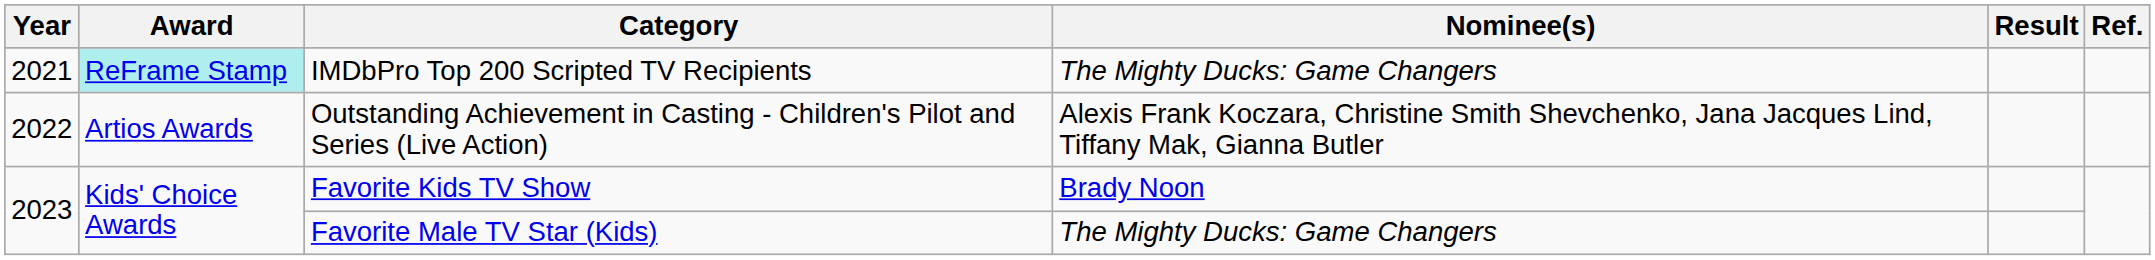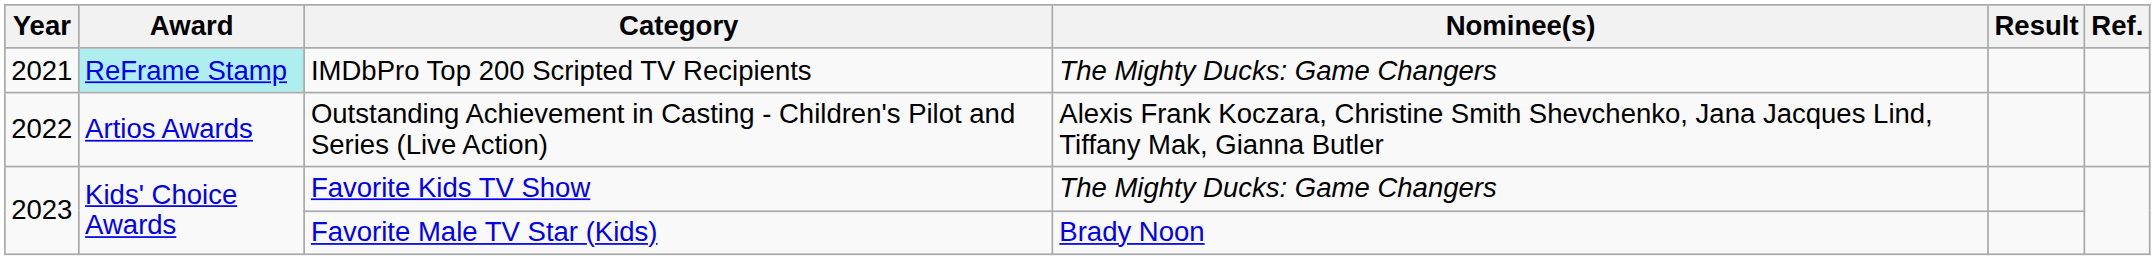(1132, 188) Brady Noon -> (1278, 188) The Mighty Ducks: Game Changers
(1278, 231) The Mighty Ducks: Game Changers -> (1132, 231) Brady Noon
